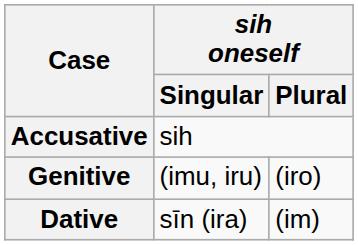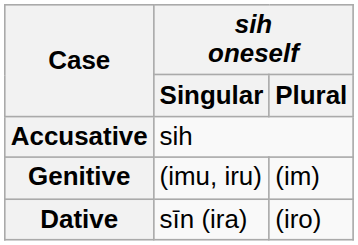(298, 177) (iro) -> (298, 177) (im)
(298, 218) (im) -> (298, 218) (iro)
